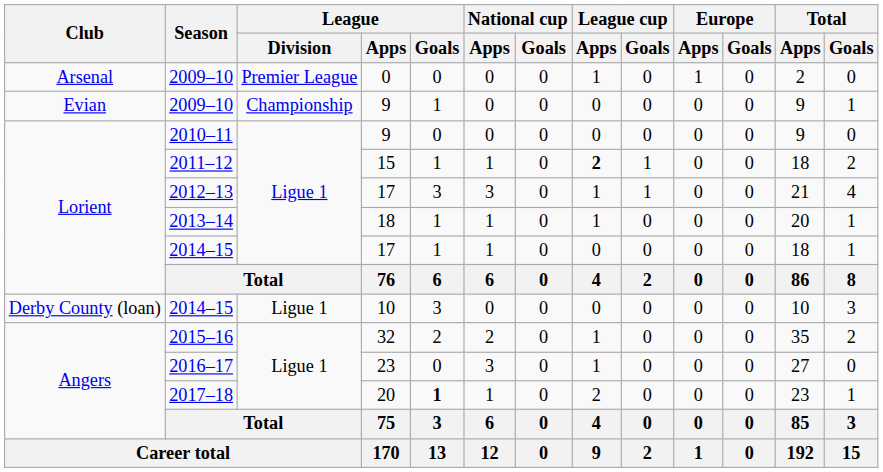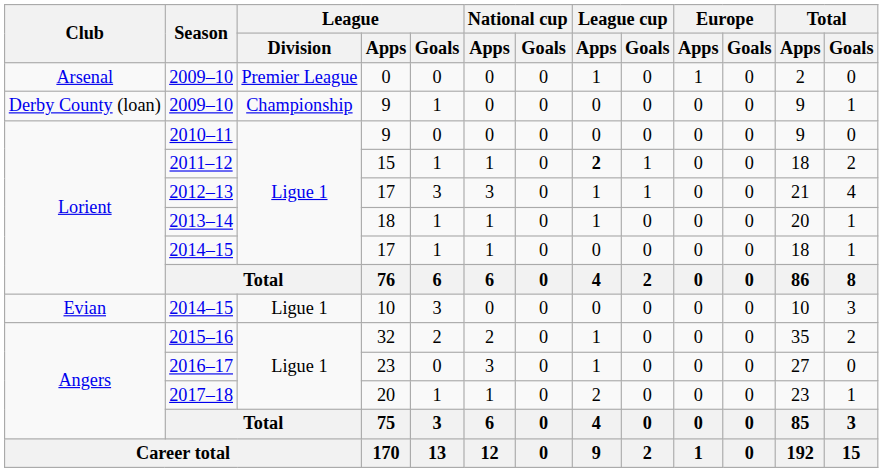(85, 105) Evian -> (85, 105) Derby County (loan)
(85, 308) Derby County (loan) -> (85, 308) Evian
(437, 395) bold -> (437, 395) normal
